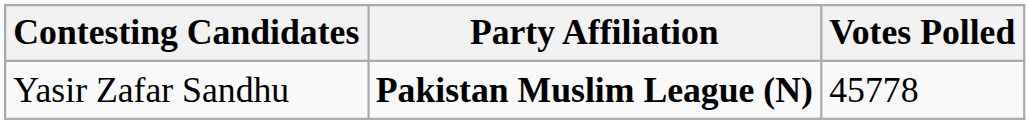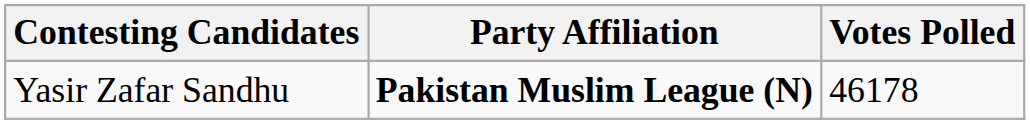(874, 89) 45778 -> (874, 89) 46178
